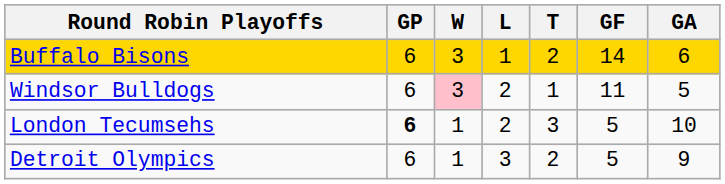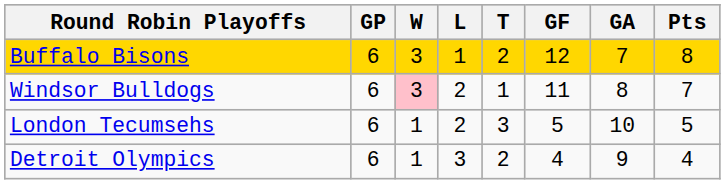+ column: (687, 22)
(613, 57) 14 -> (557, 57) 12
(684, 57) 6 -> (622, 57) 7
(684, 92) 5 -> (622, 92) 8
(410, 126) bold -> (373, 126) normal
(612, 161) 5 -> (557, 161) 4
